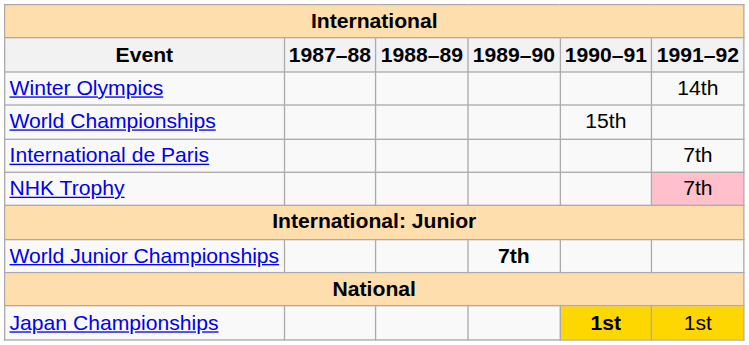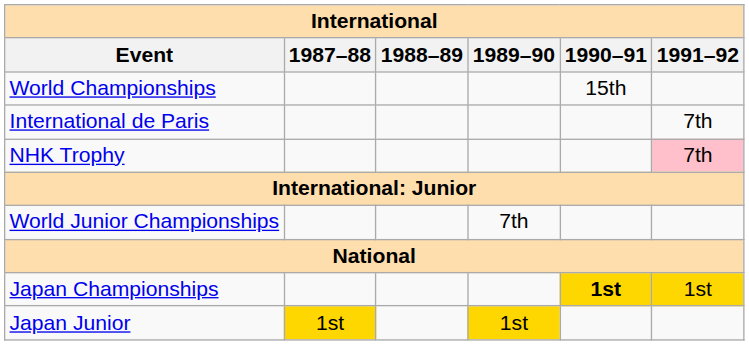- row: (86, 88)
(514, 255) bold -> (514, 222) normal
+ row: (70, 322)
